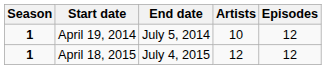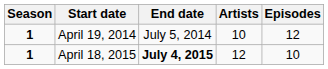(176, 54) normal -> (177, 54) bold
(290, 54) 12 -> (293, 54) 10
